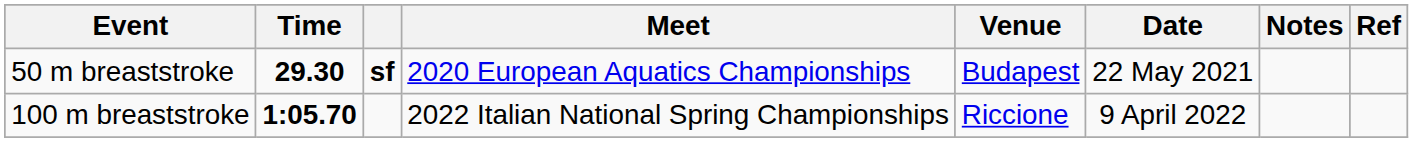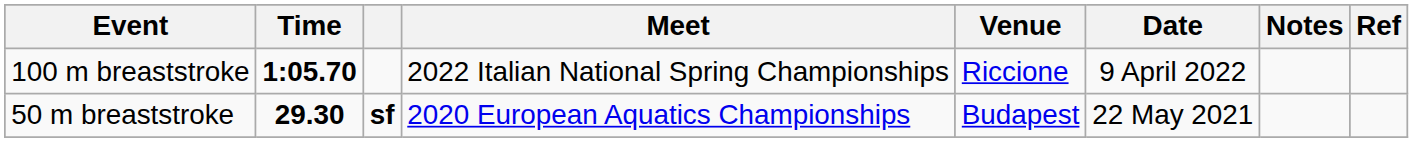rows swapped: (123, 70) <-> (130, 114)
